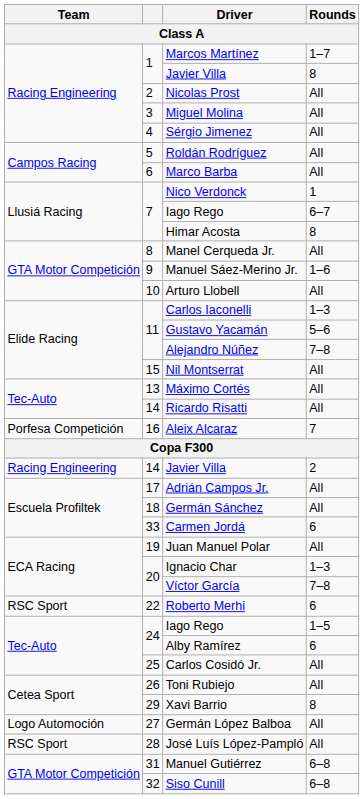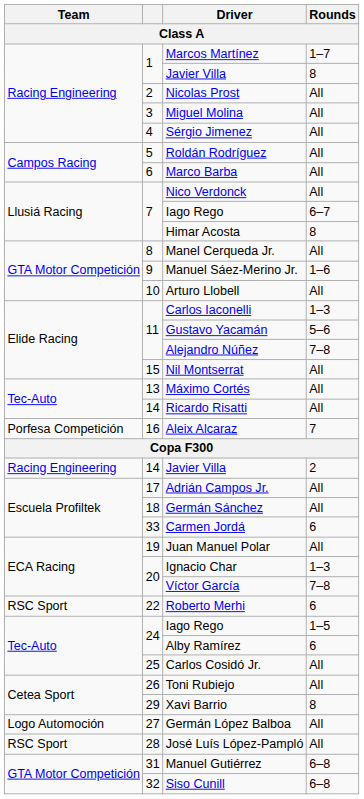(313, 191) 1 -> (316, 191) All
